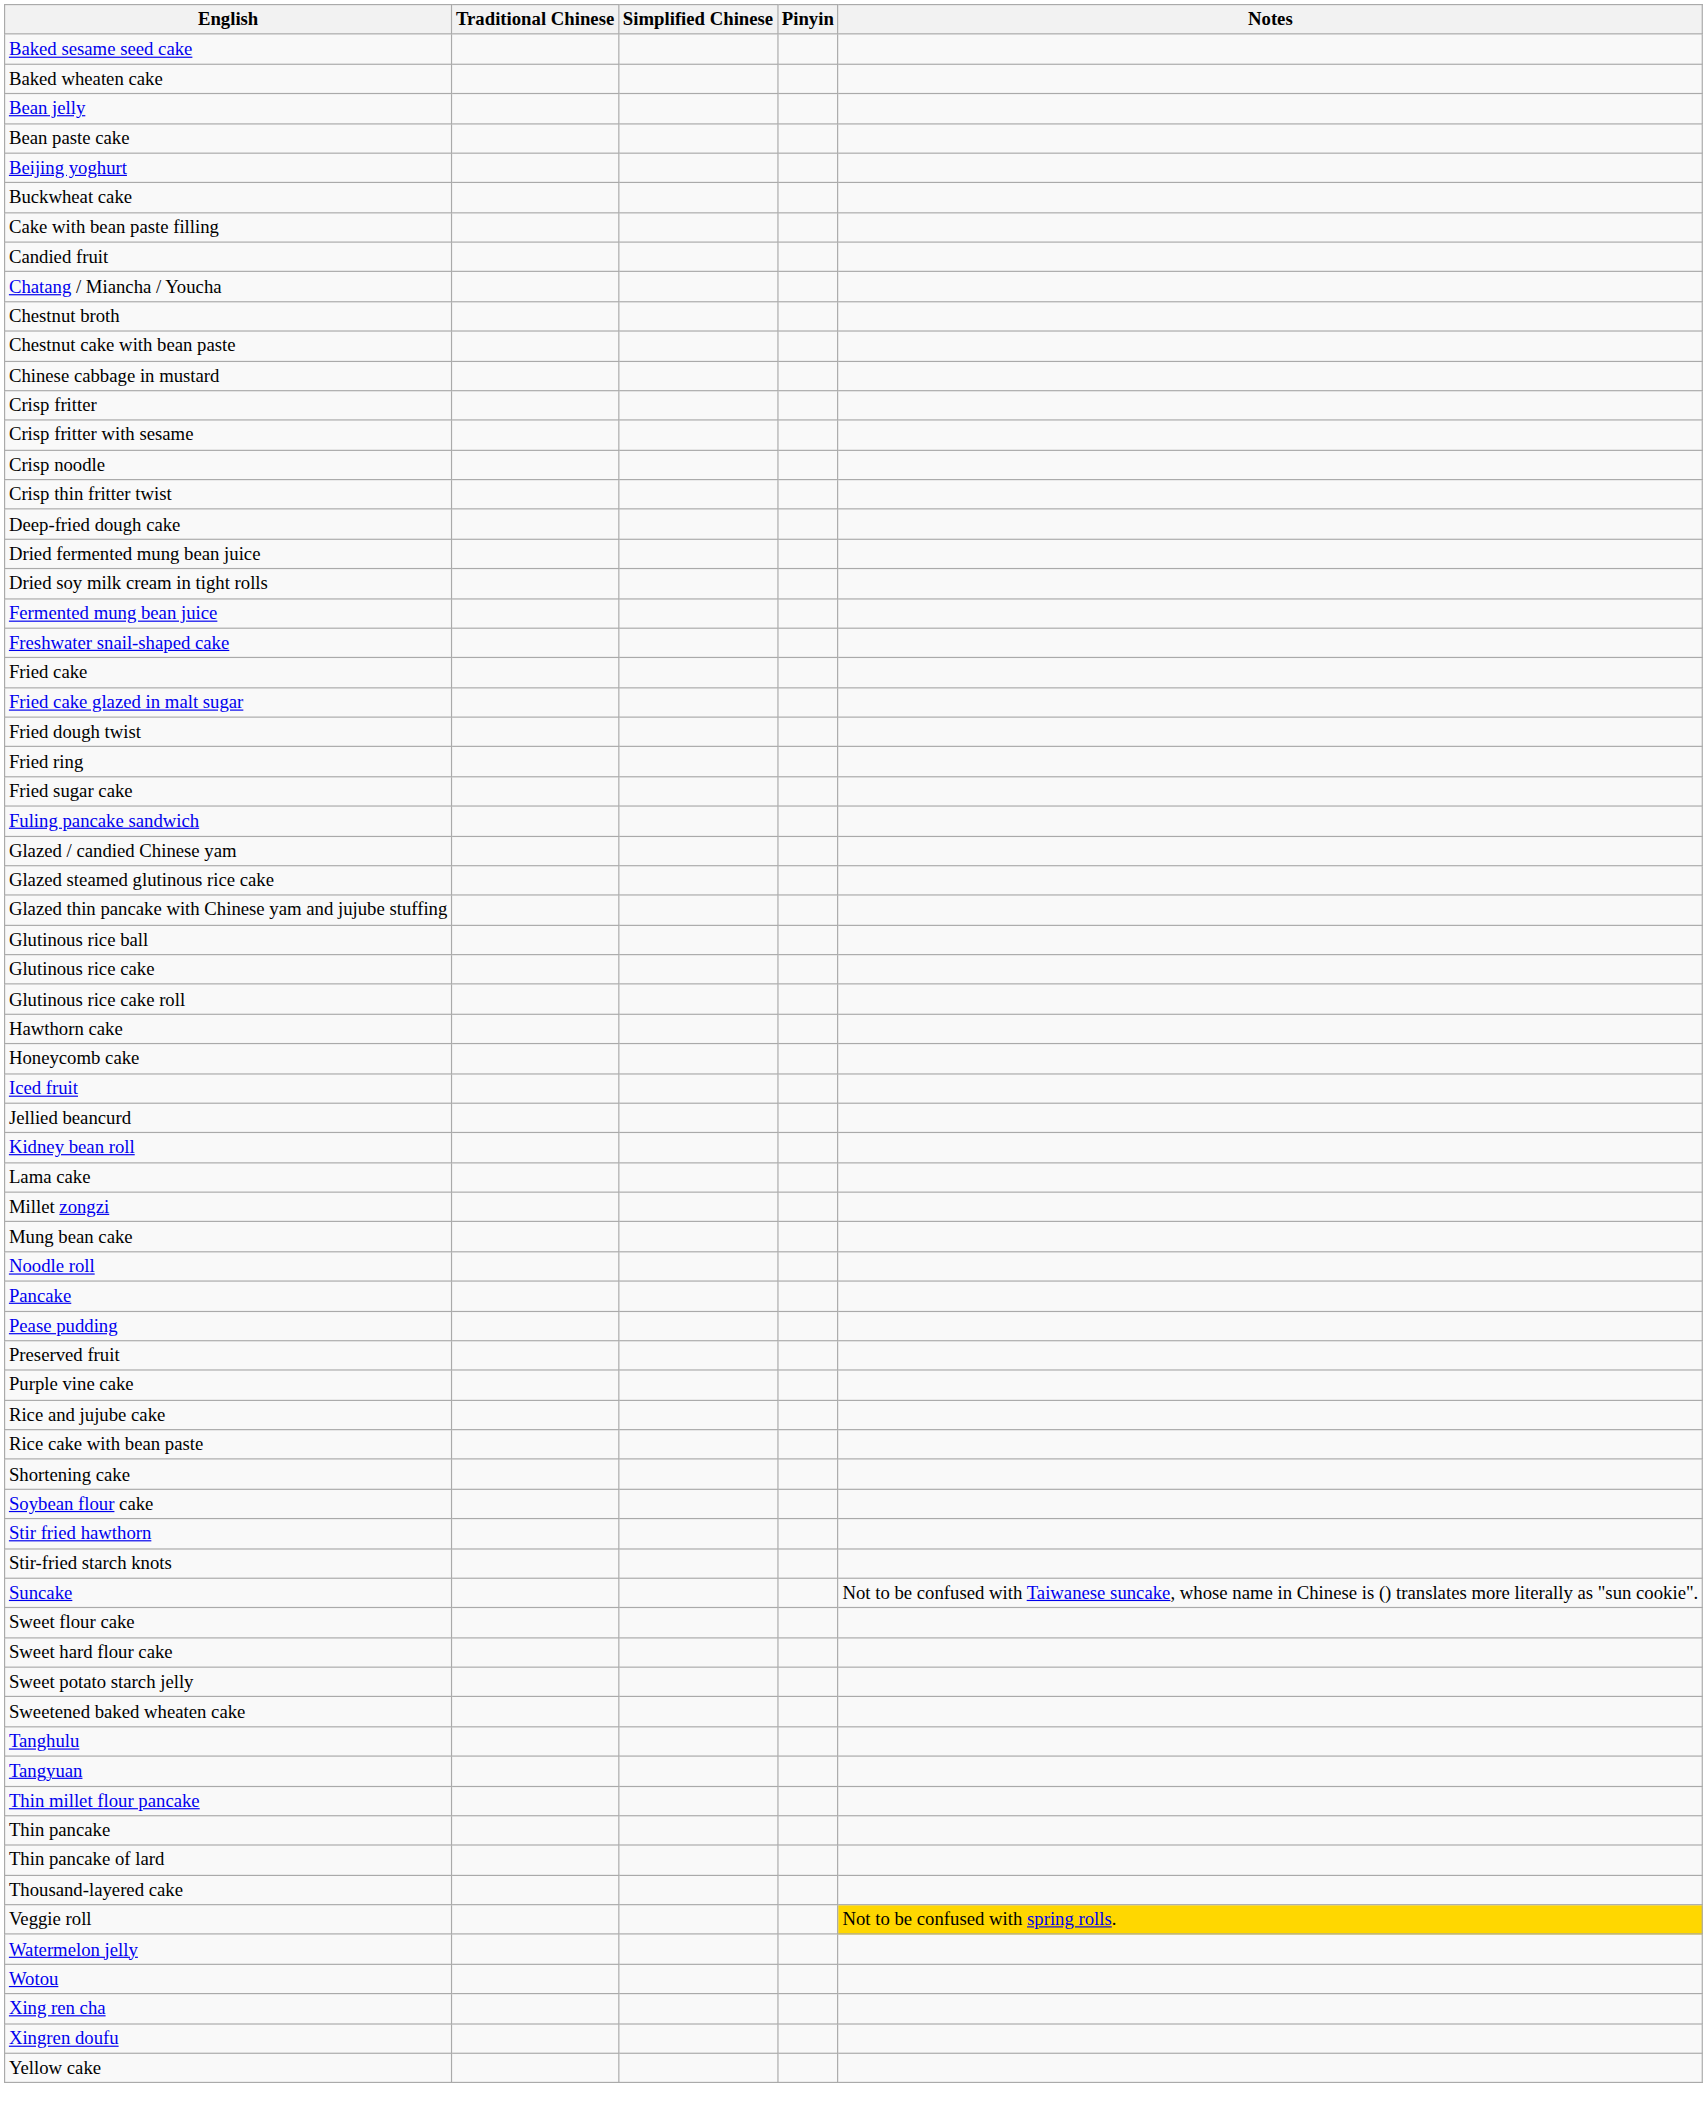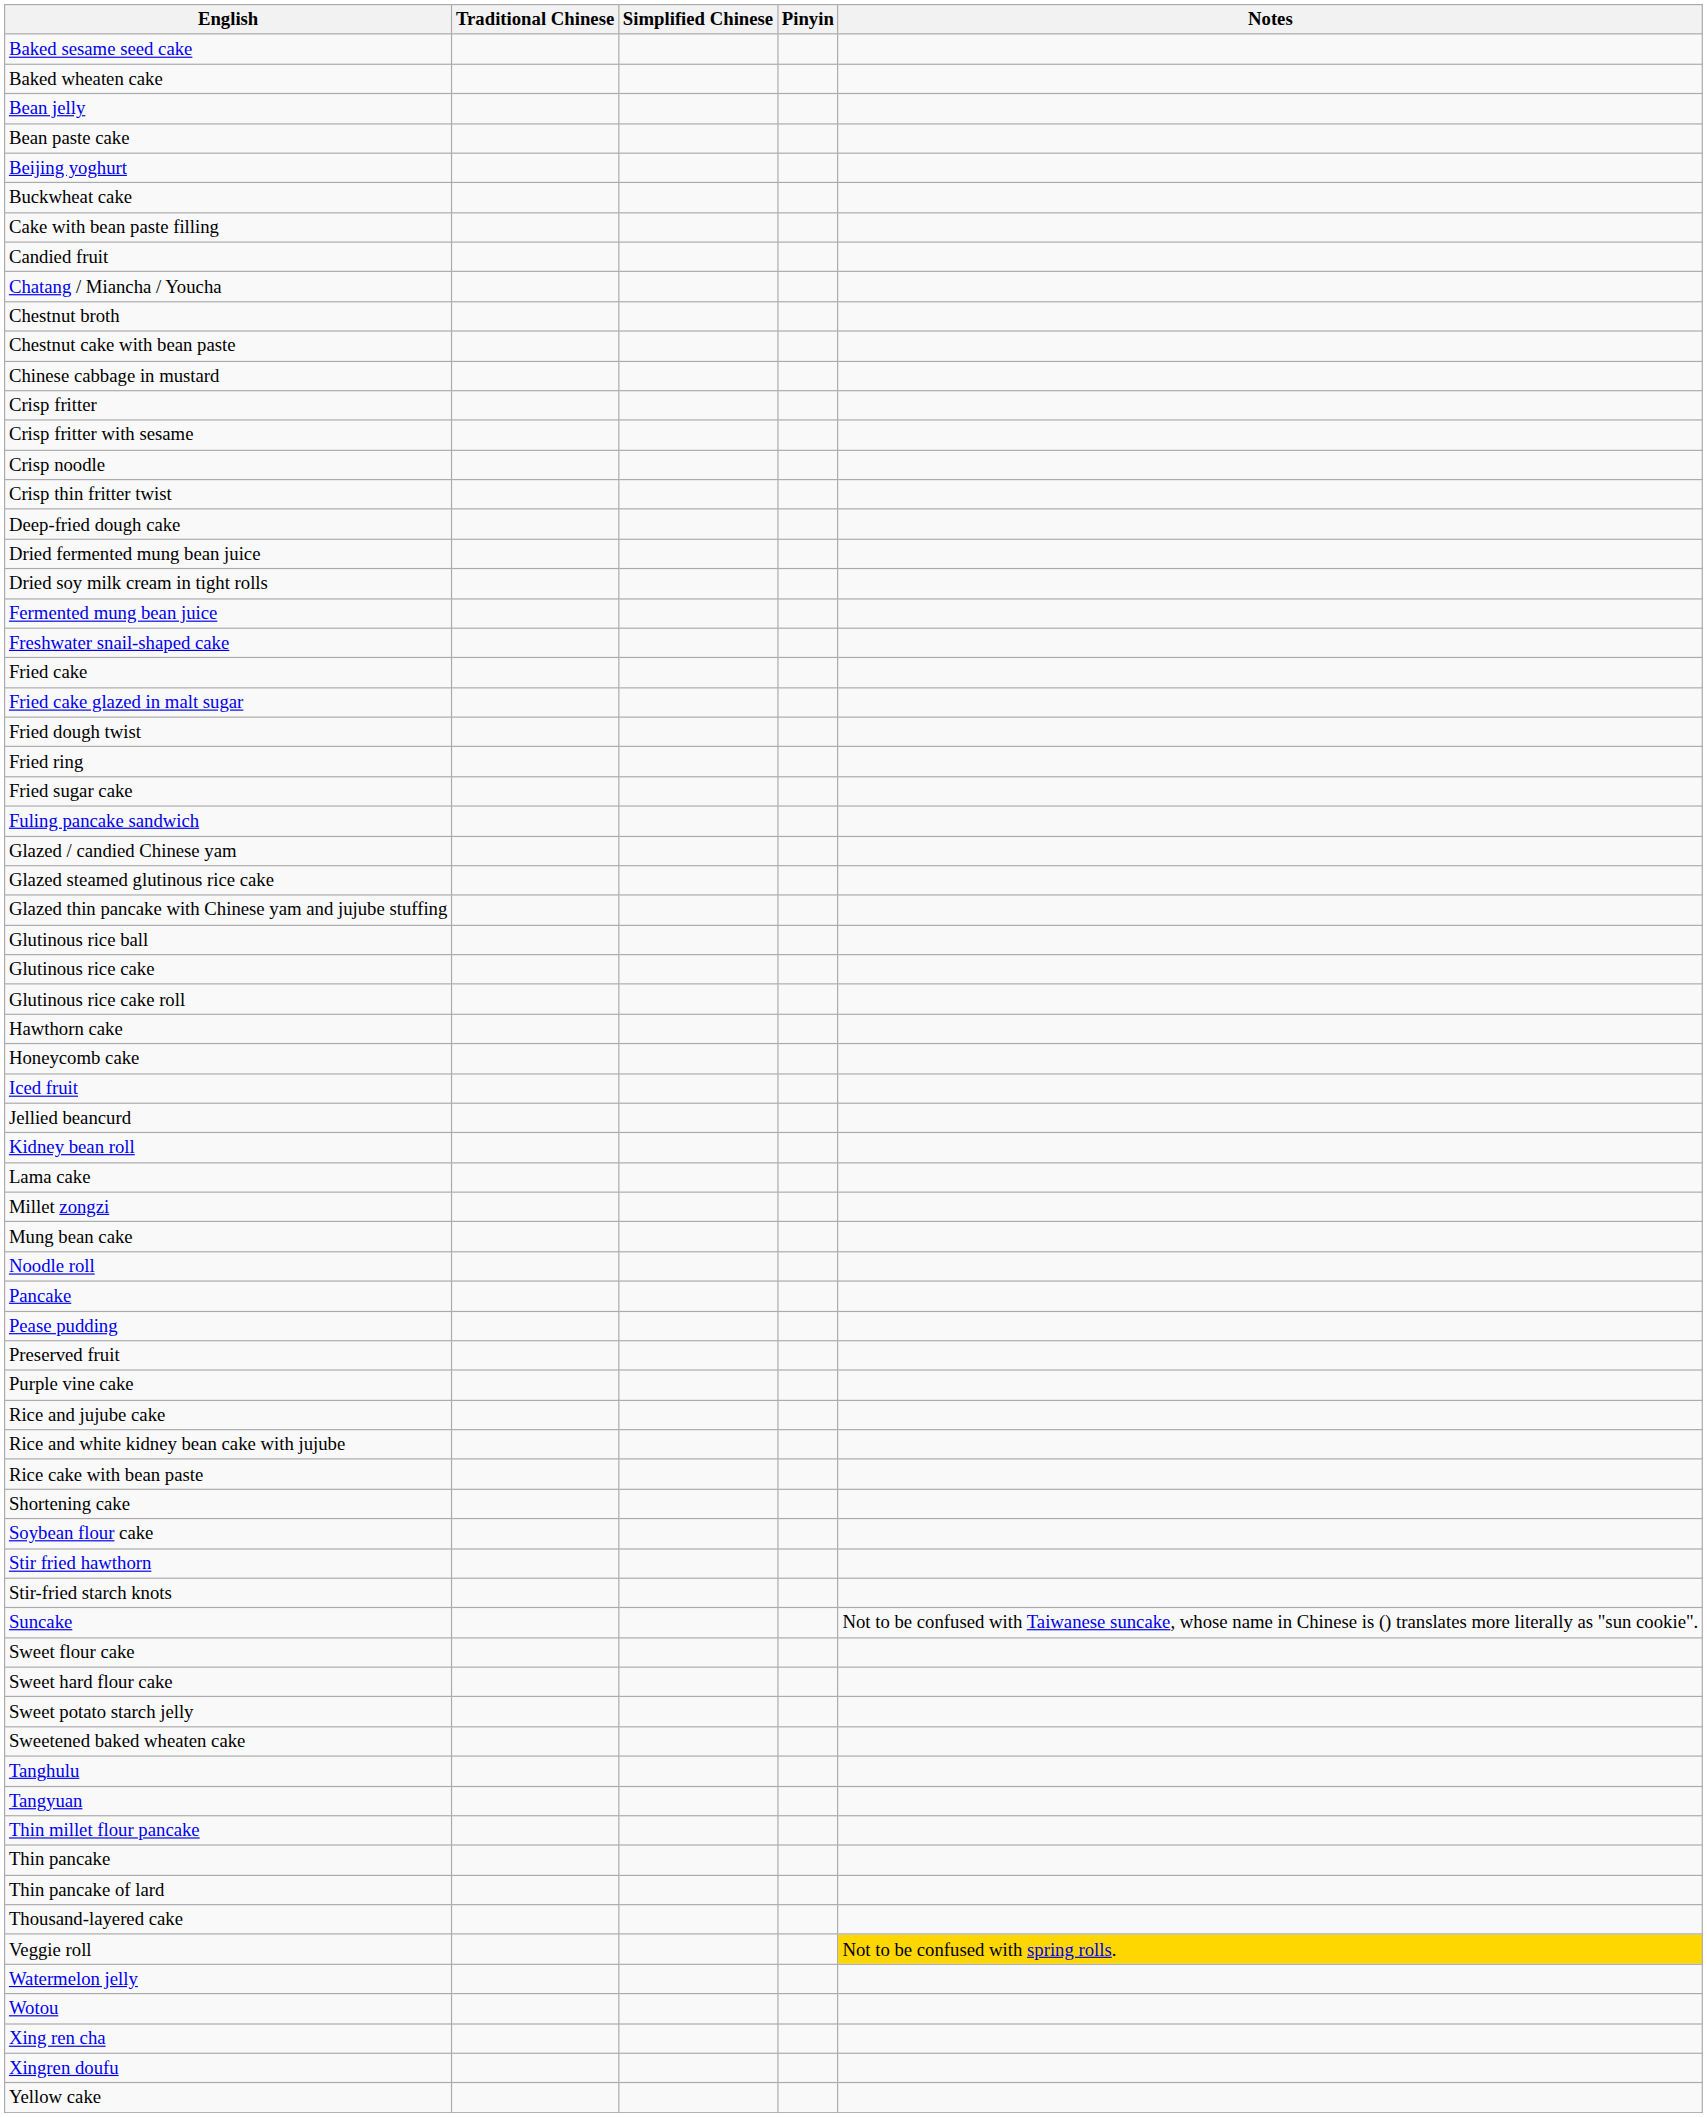+ row: (177, 1444)
